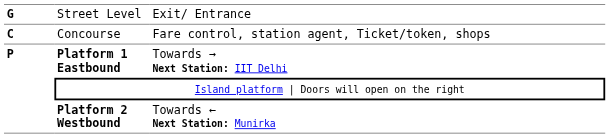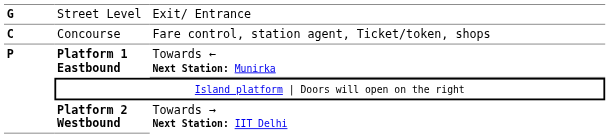(220, 61) Towards → Next Station: IIT Delhi -> (214, 61) Towards ← Next Station: Munirka
(214, 116) Towards ← Next Station: Munirka -> (220, 116) Towards → Next Station: IIT Delhi
